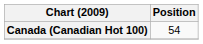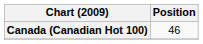(174, 30) 54 -> (174, 30) 46
